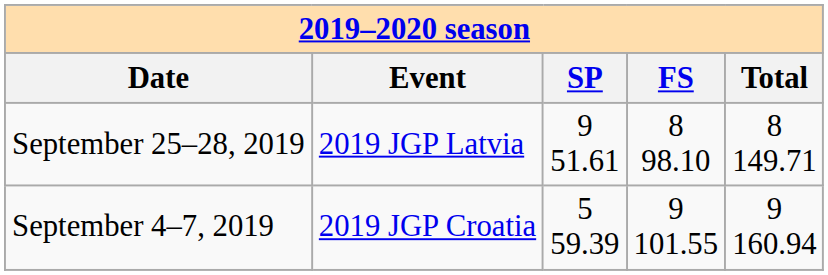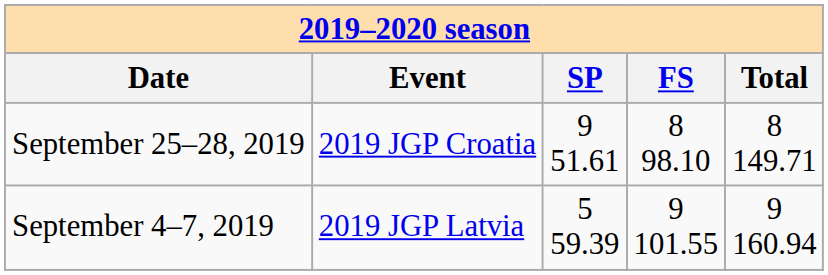(422, 143) 2019 JGP Latvia -> (428, 143) 2019 JGP Croatia
(428, 226) 2019 JGP Croatia -> (422, 226) 2019 JGP Latvia
